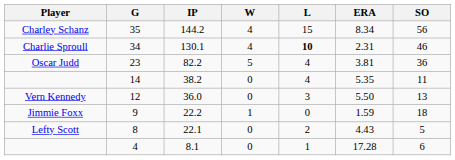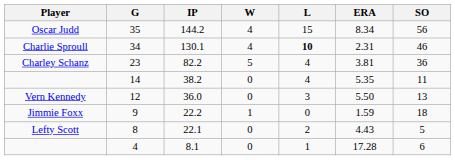(55, 29) Charley Schanz -> (55, 29) Oscar Judd
(55, 63) Oscar Judd -> (55, 63) Charley Schanz
